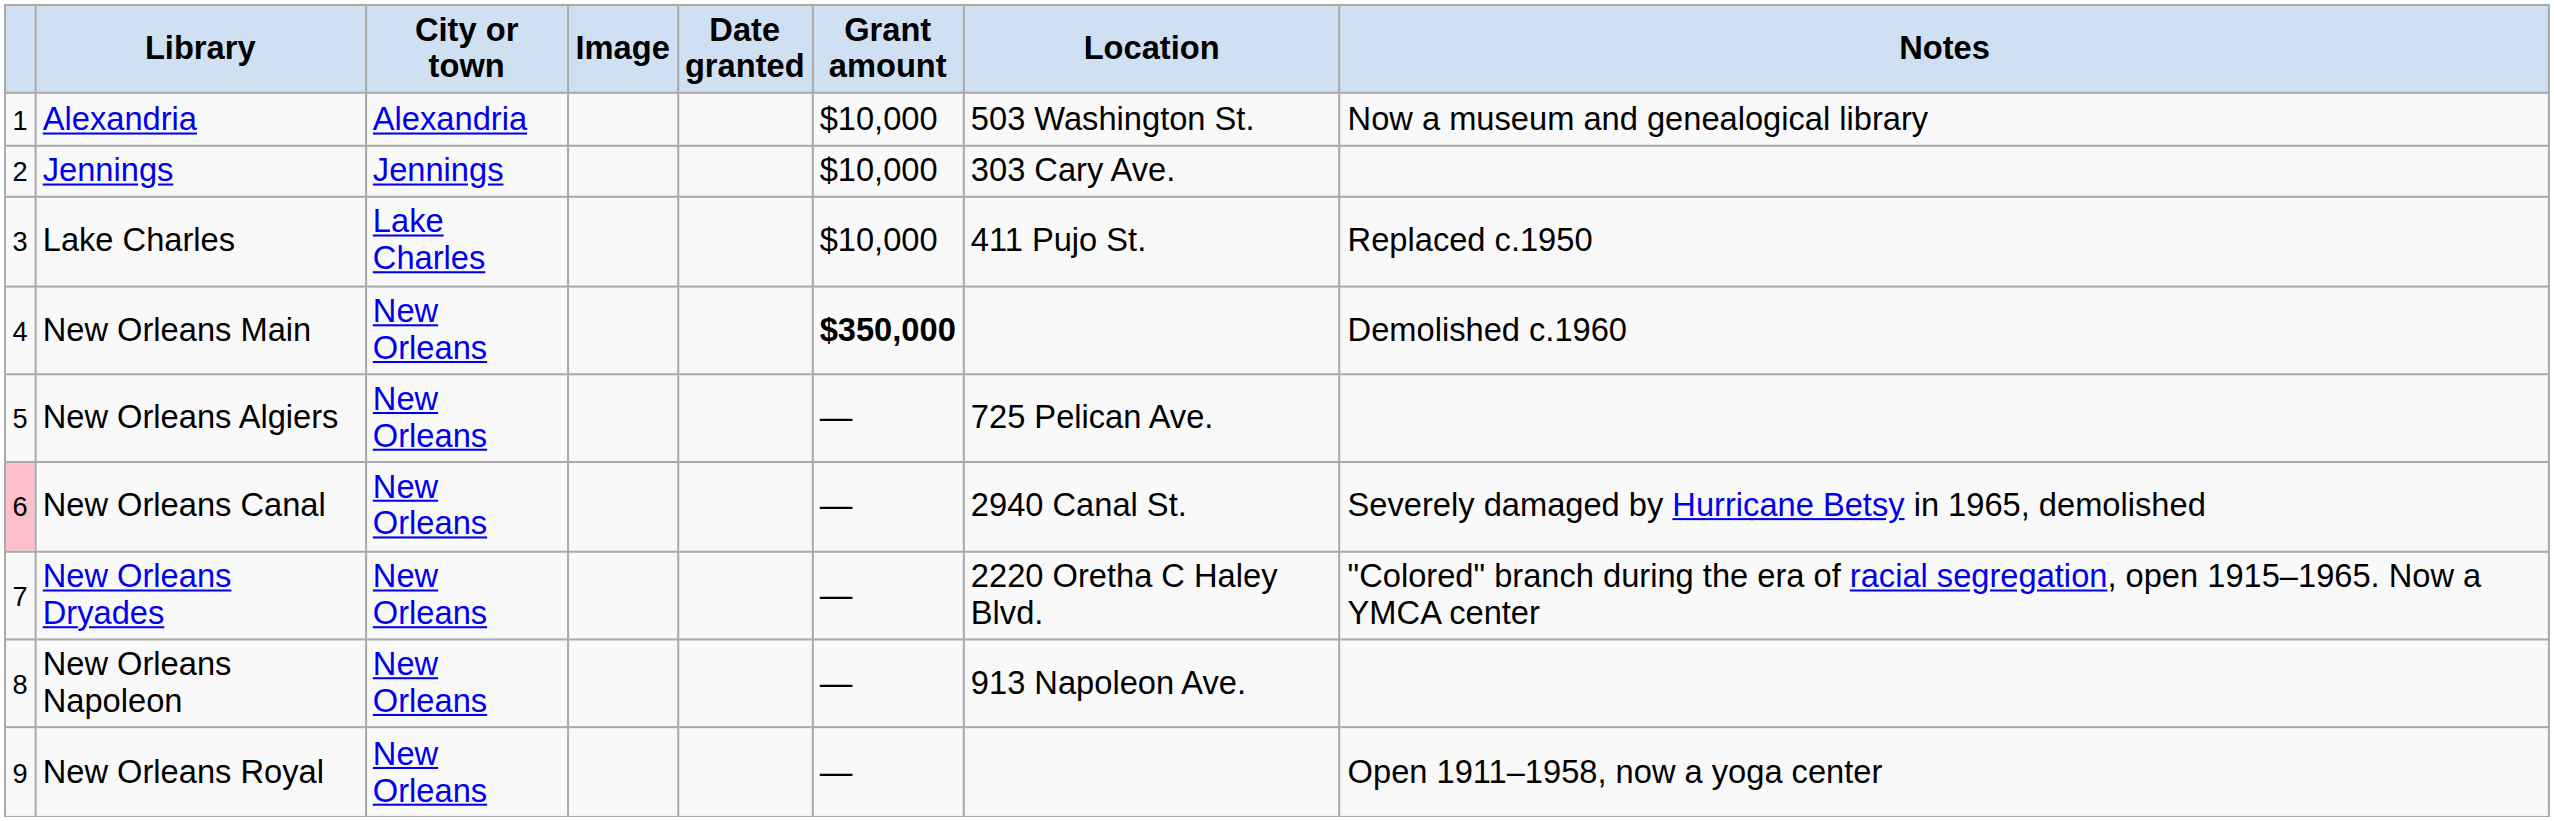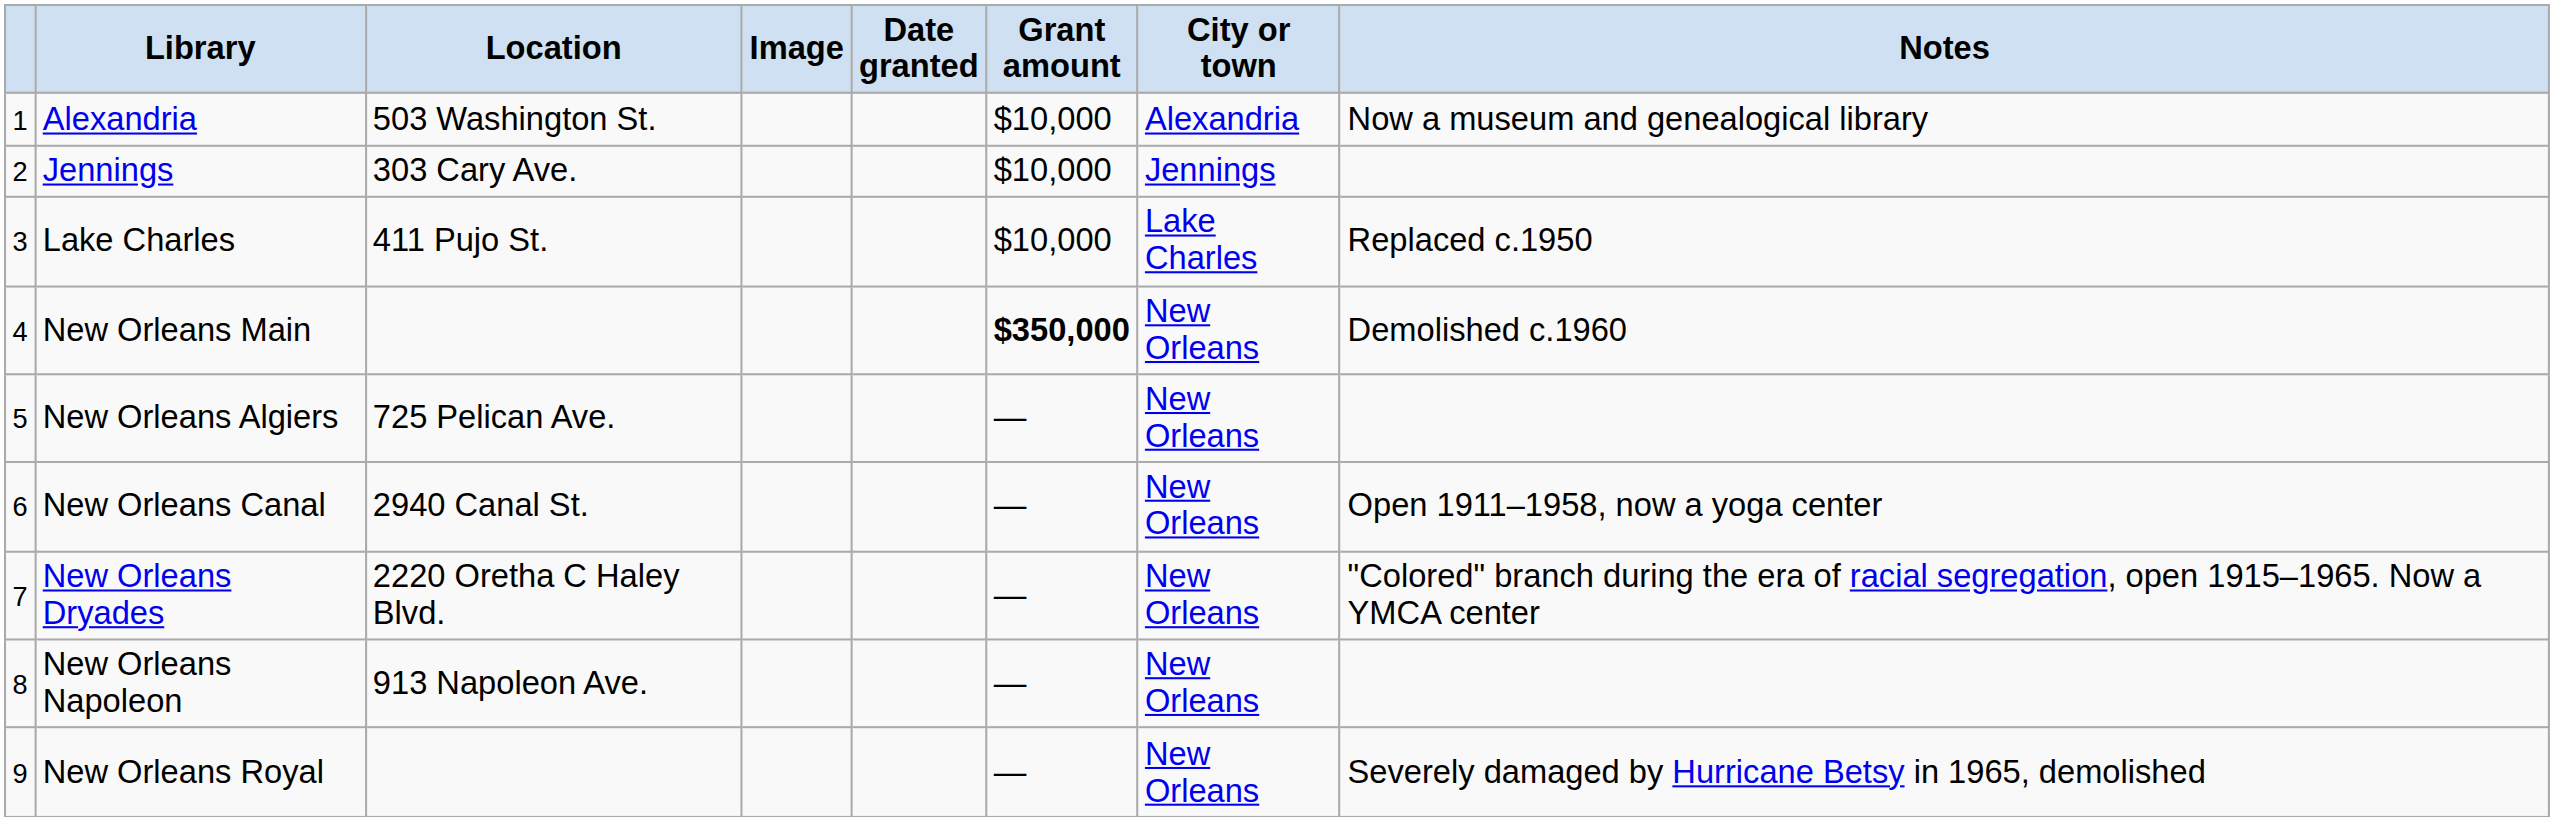columns swapped: (467, 48) <-> (1152, 48)
(20, 508) pink background -> (20, 508) no background
(1777, 506) Severely damaged by Hurricane Betsy in 1965, demolished -> (1615, 506) Open 1911–1958, now a yoga center
(1615, 771) Open 1911–1958, now a yoga center -> (1777, 771) Severely damaged by Hurricane Betsy in 1965, demolished
